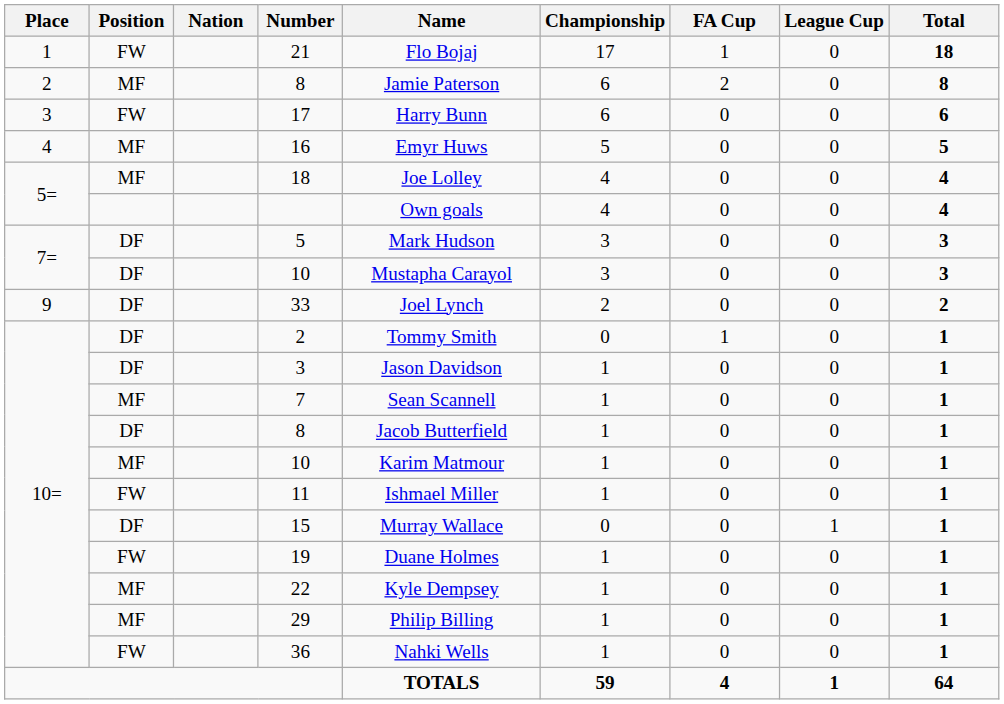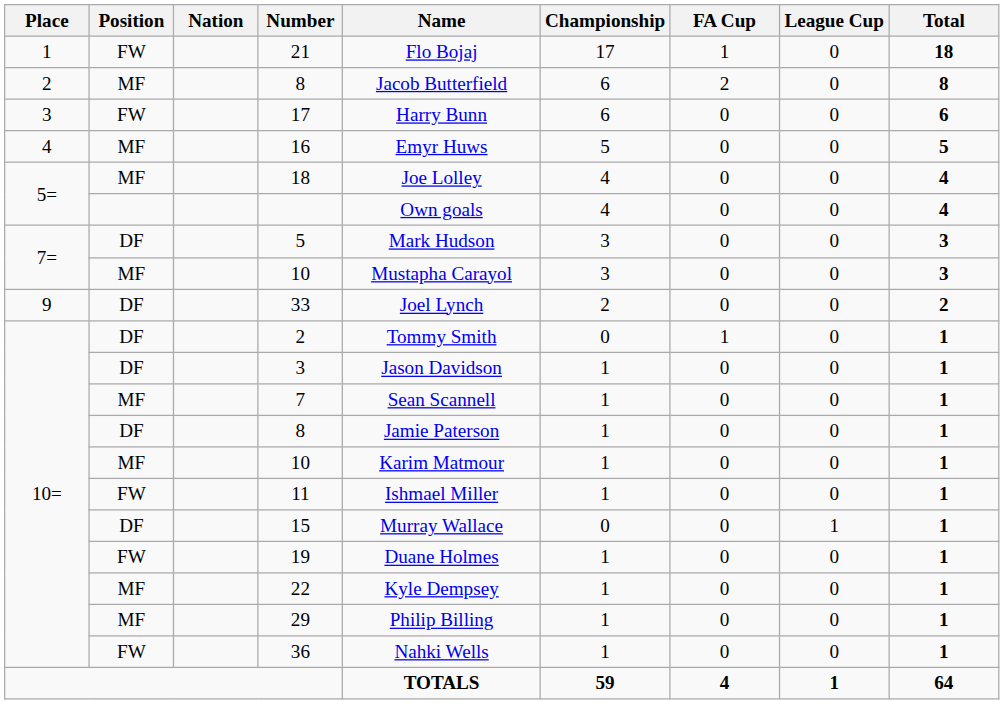(442, 83) Jamie Paterson -> (442, 83) Jacob Butterfield
(131, 273) DF -> (131, 273) MF
(442, 431) Jacob Butterfield -> (442, 431) Jamie Paterson
